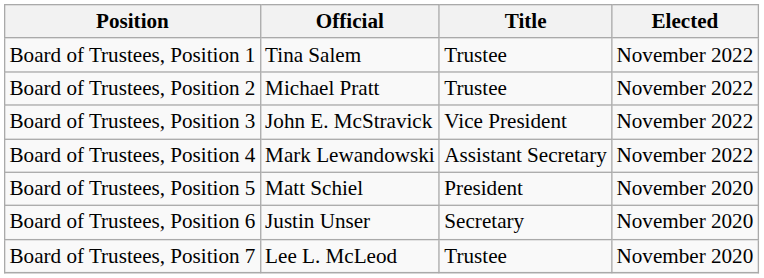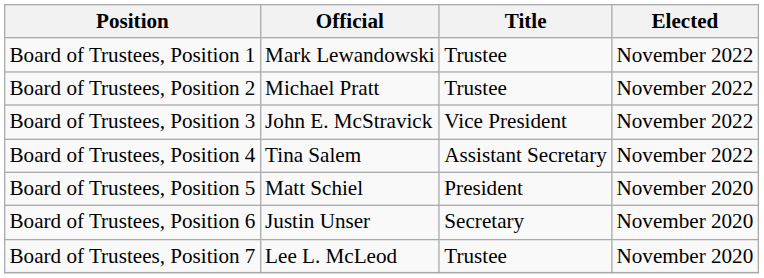(313, 54) Tina Salem -> (350, 54) Mark Lewandowski
(350, 155) Mark Lewandowski -> (313, 155) Tina Salem
